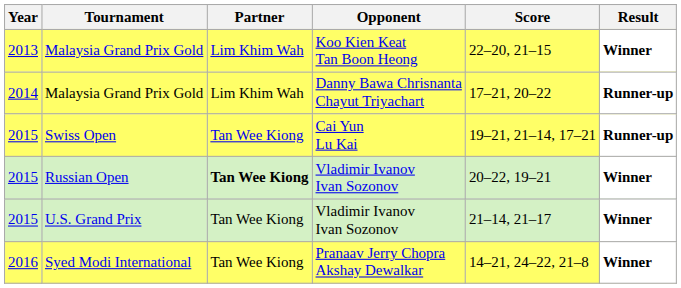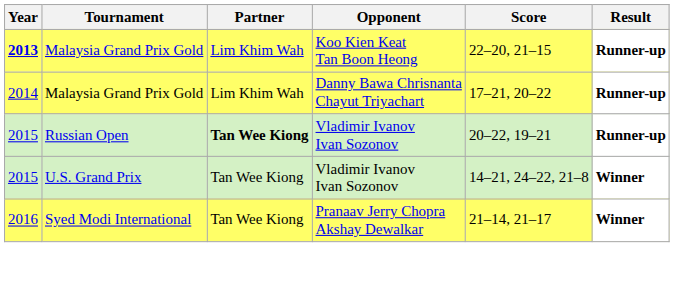(23, 50) normal -> (23, 50) bold
(628, 50) Winner -> (631, 50) Runner-up
- row: (81, 135)
(628, 177) Winner -> (631, 135) Runner-up
(510, 220) 21–14, 21–17 -> (529, 177) 14–21, 24–22, 21–8
(529, 262) 14–21, 24–22, 21–8 -> (510, 220) 21–14, 21–17
